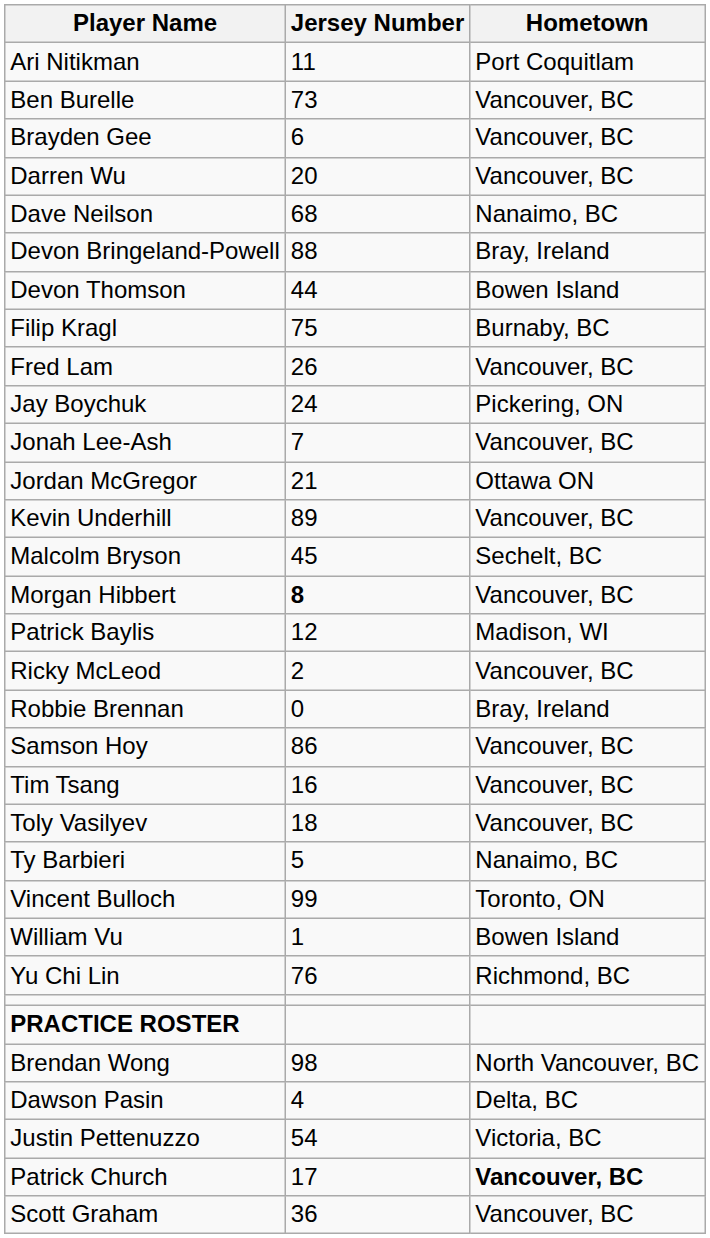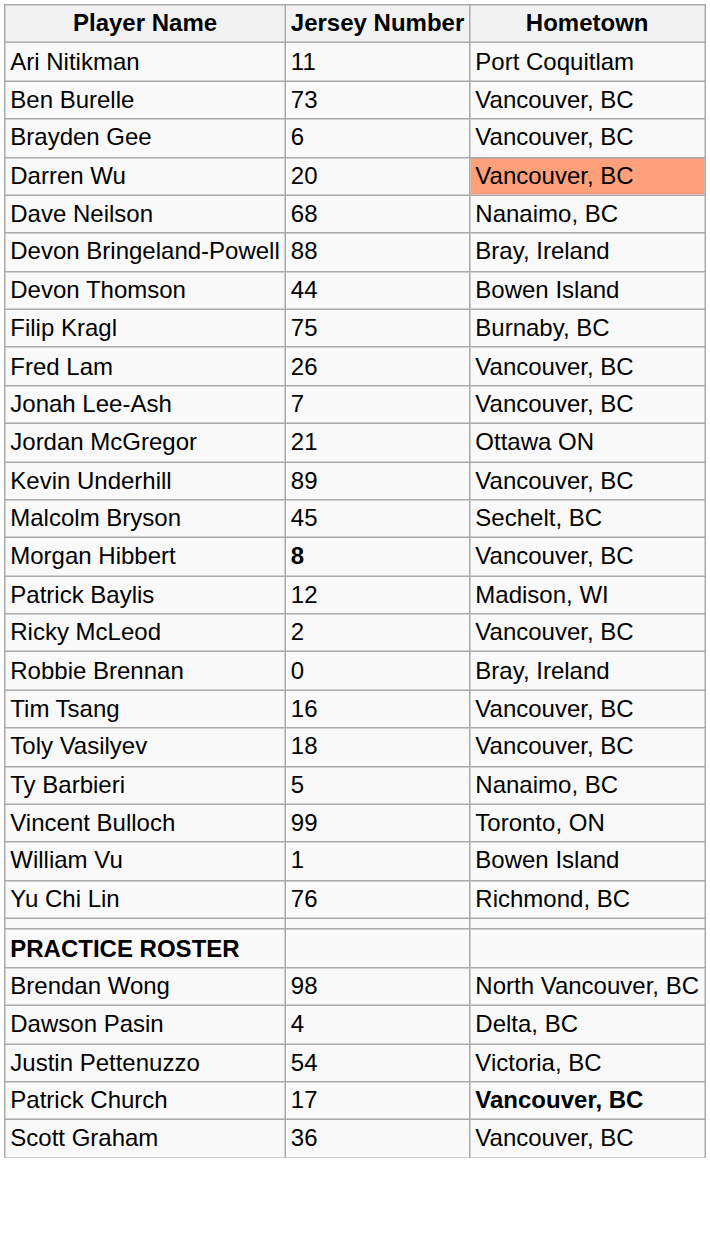(554, 175) no background -> (554, 175) lightsalmon background
- row: (78, 404)
- row: (79, 746)
